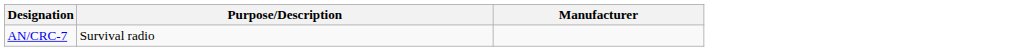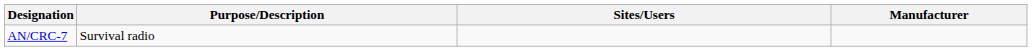+ column: (644, 14)
